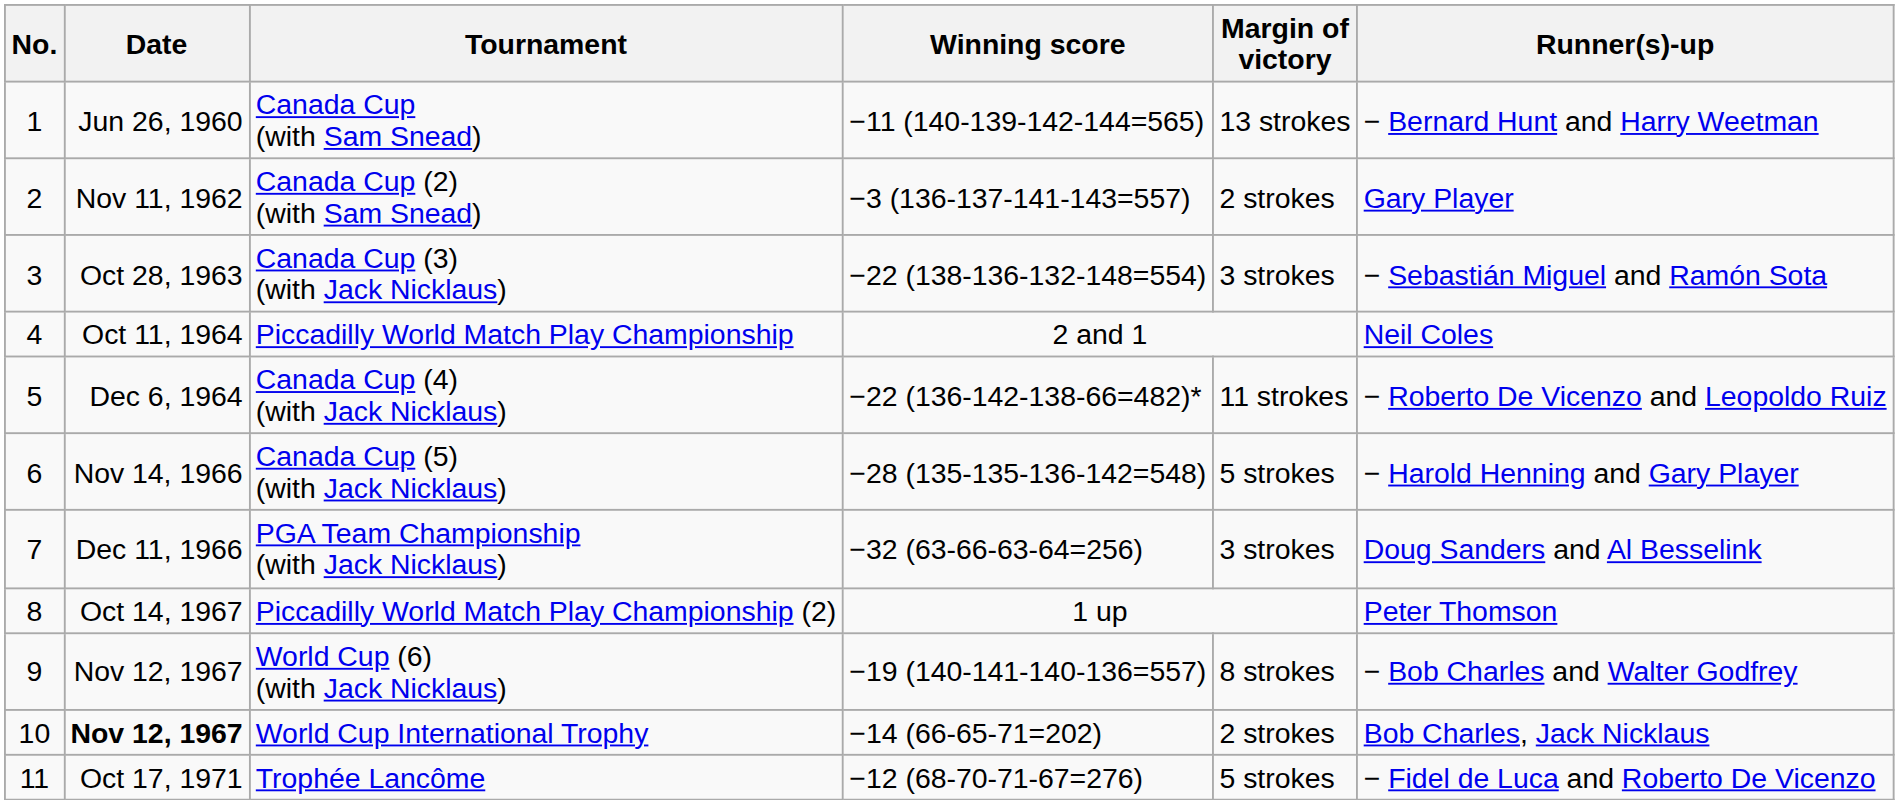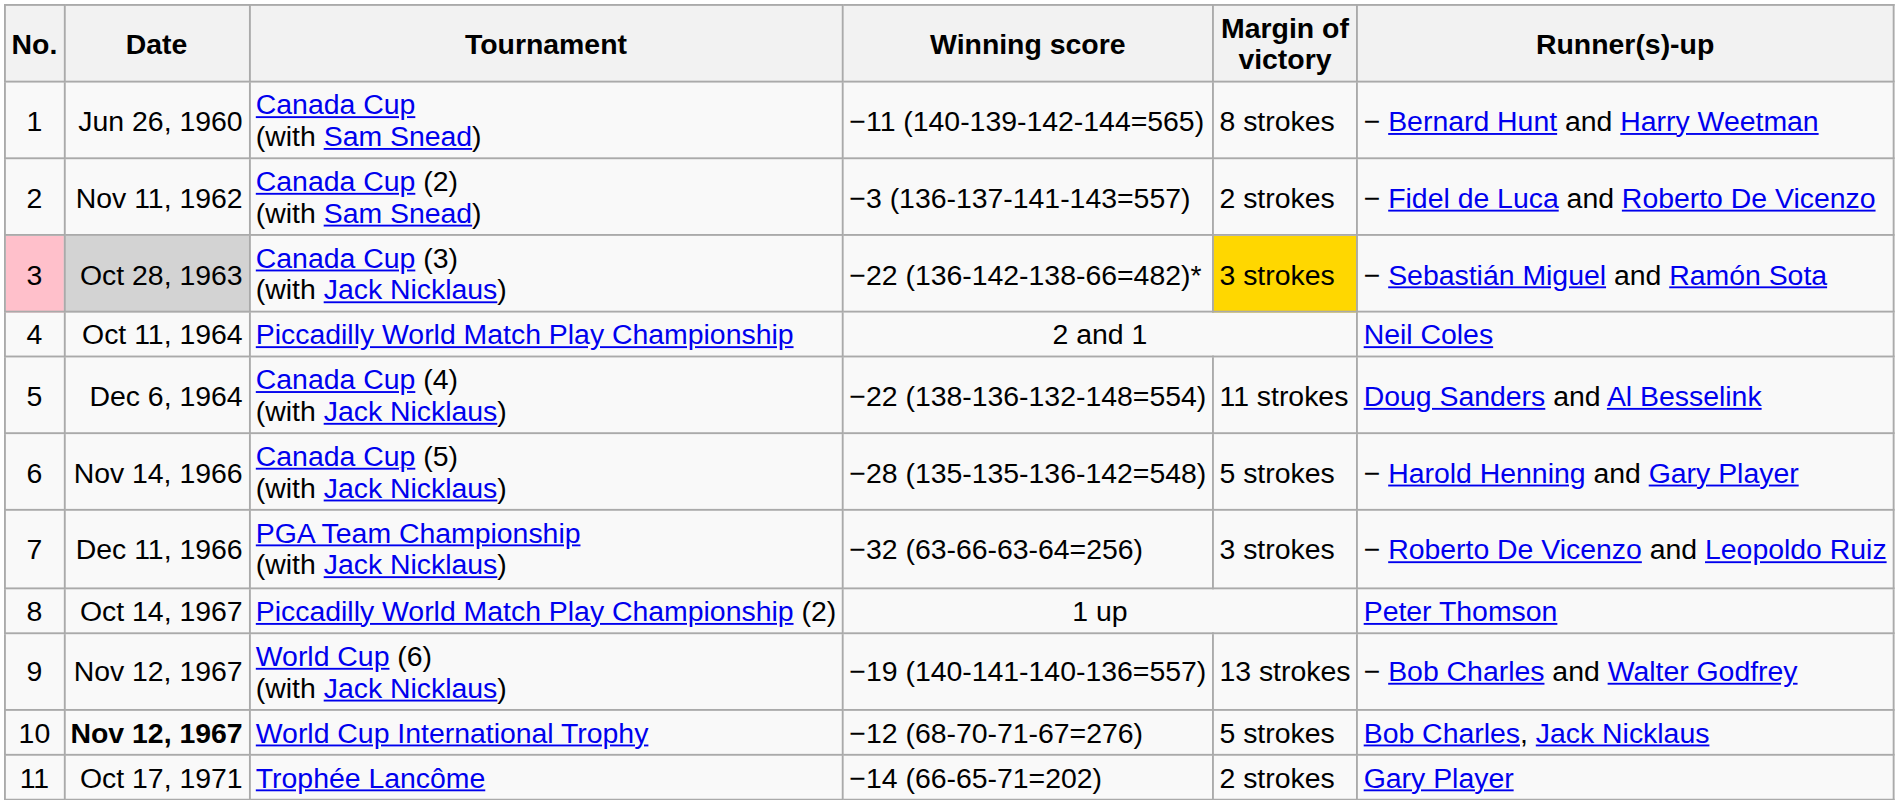(1285, 120) 13 strokes -> (1277, 120) 8 strokes
(1439, 197) Gary Player -> (1620, 197) − Fidel de Luca and Roberto De Vicenzo
(34, 274) no background -> (34, 274) pink background
(161, 274) no background -> (161, 274) lightgrey background
(1028, 274) −22 (138-136-132-148=554) -> (1025, 274) −22 (136-142-138-66=482)*
(1277, 274) no background -> (1277, 274) gold background
(1025, 396) −22 (136-142-138-66=482)* -> (1028, 396) −22 (138-136-132-148=554)
(1625, 396) − Roberto De Vicenzo and Leopoldo Ruiz -> (1563, 396) Doug Sanders and Al Besselink
(1563, 549) Doug Sanders and Al Besselink -> (1625, 549) − Roberto De Vicenzo and Leopoldo Ruiz
(1277, 671) 8 strokes -> (1285, 671) 13 strokes
(976, 732) −14 (66-65-71=202) -> (996, 732) −12 (68-70-71-67=276)
(1277, 732) 2 strokes -> (1277, 732) 5 strokes
(996, 777) −12 (68-70-71-67=276) -> (976, 777) −14 (66-65-71=202)
(1277, 777) 5 strokes -> (1277, 777) 2 strokes
(1620, 777) − Fidel de Luca and Roberto De Vicenzo -> (1439, 777) Gary Player
